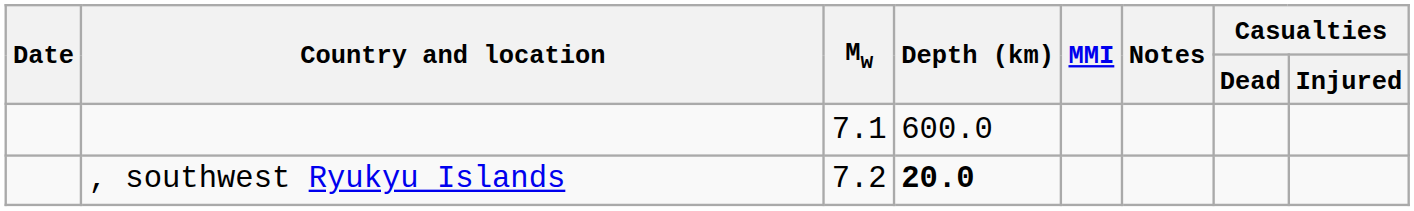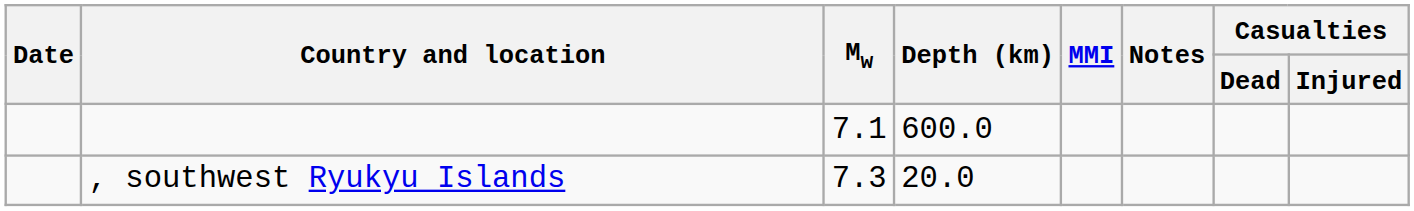(859, 179) 7.2 -> (859, 179) 7.3
(938, 179) bold -> (938, 179) normal
